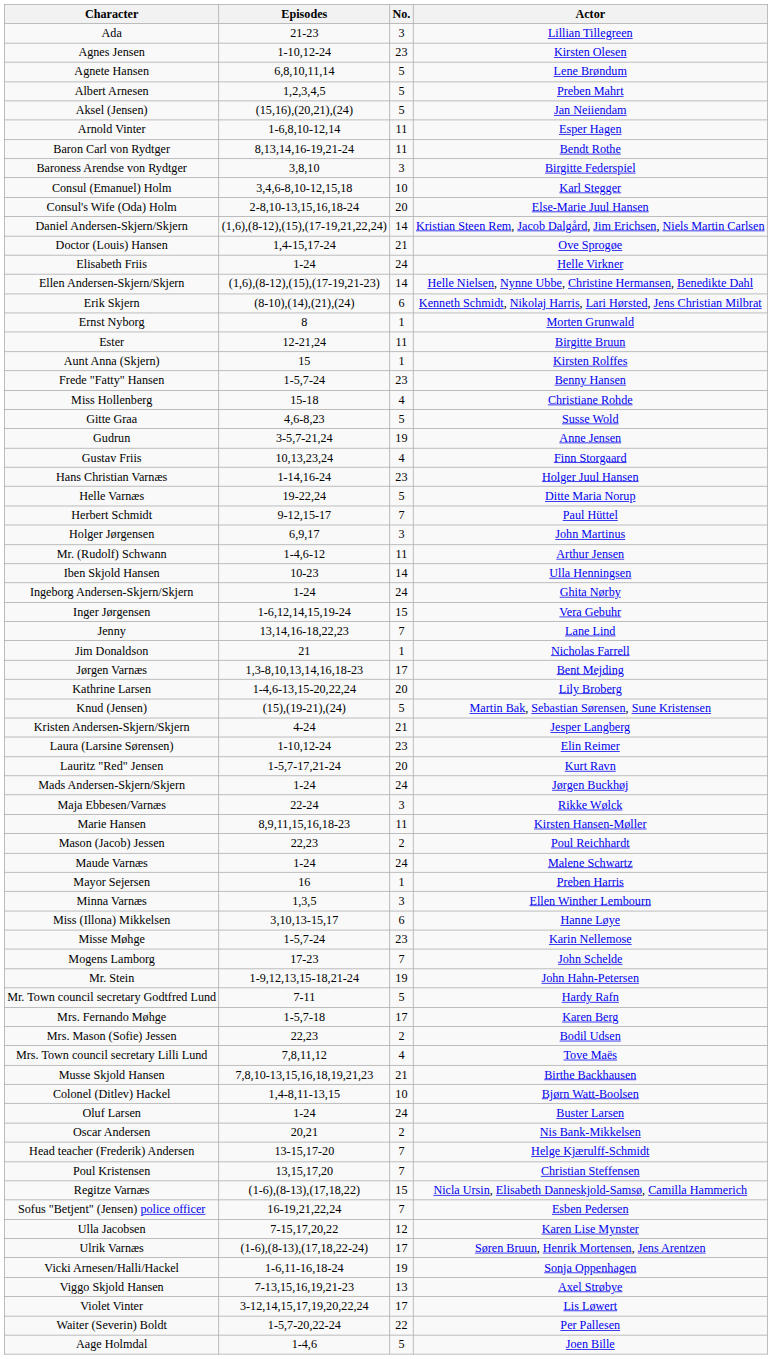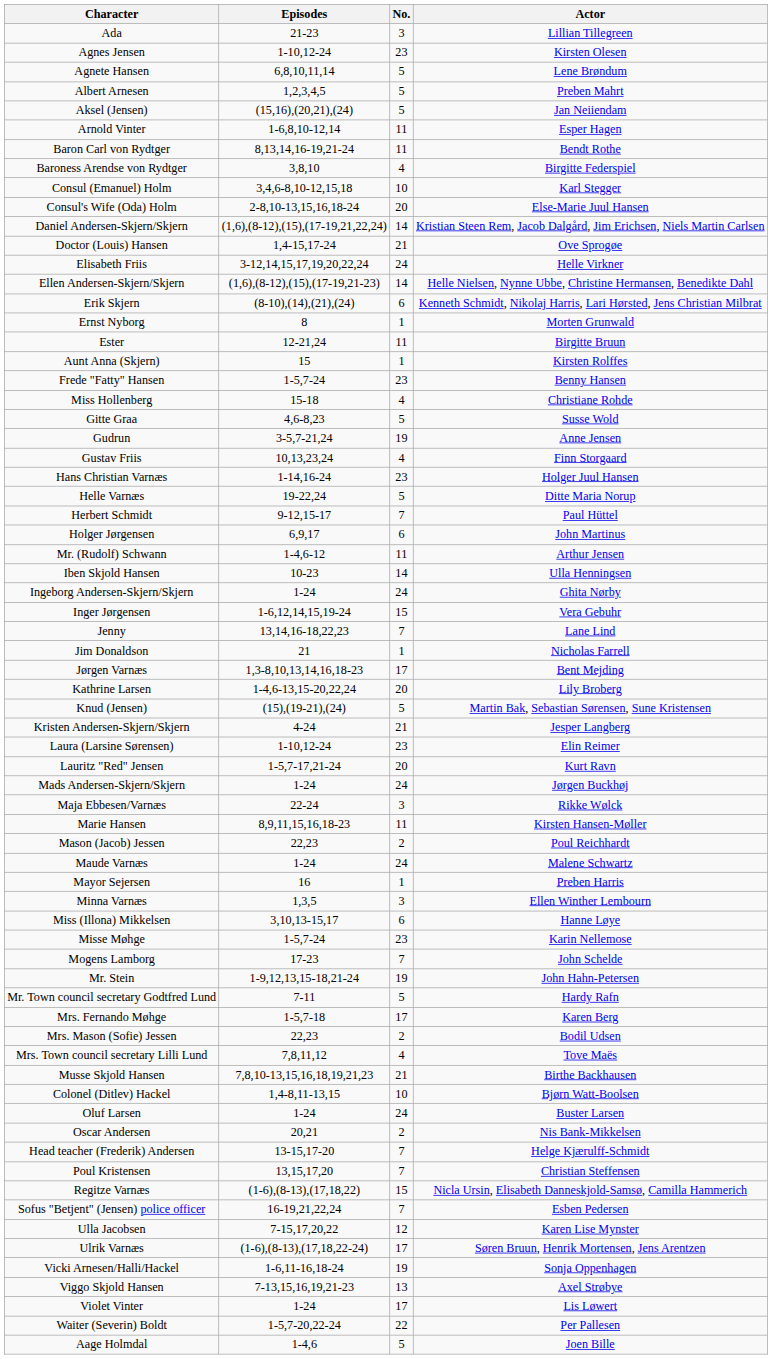(401, 168) 3 -> (401, 168) 4
(304, 264) 1-24 -> (304, 264) 3-12,14,15,17,19,20,22,24
(401, 534) 3 -> (401, 534) 6
(304, 1306) 3-12,14,15,17,19,20,22,24 -> (304, 1306) 1-24
